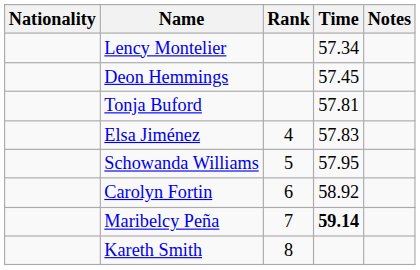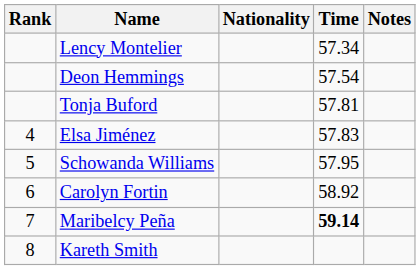columns swapped: (288, 18) <-> (52, 18)
(339, 76) 57.45 -> (339, 76) 57.54
